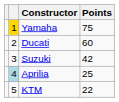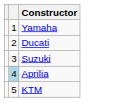- column: (97, 12)
(14, 27) gold background -> (14, 27) no background
